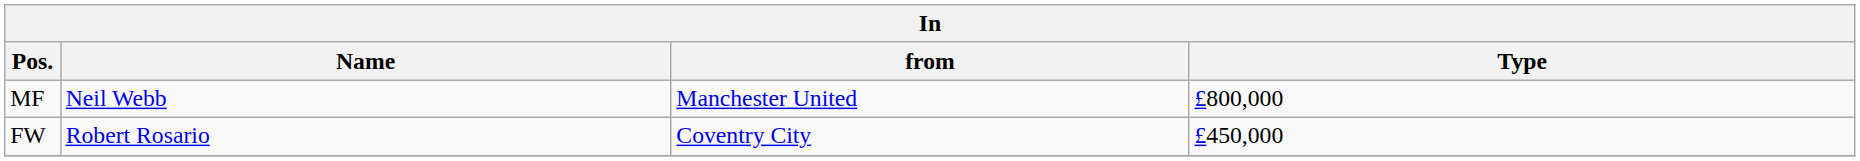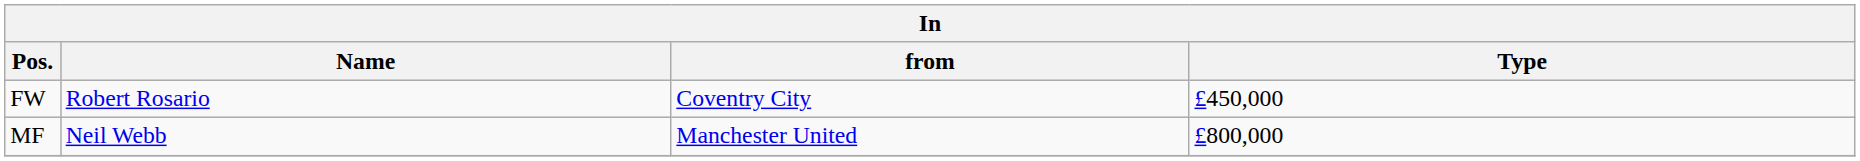rows swapped: (27, 98) <-> (28, 135)
